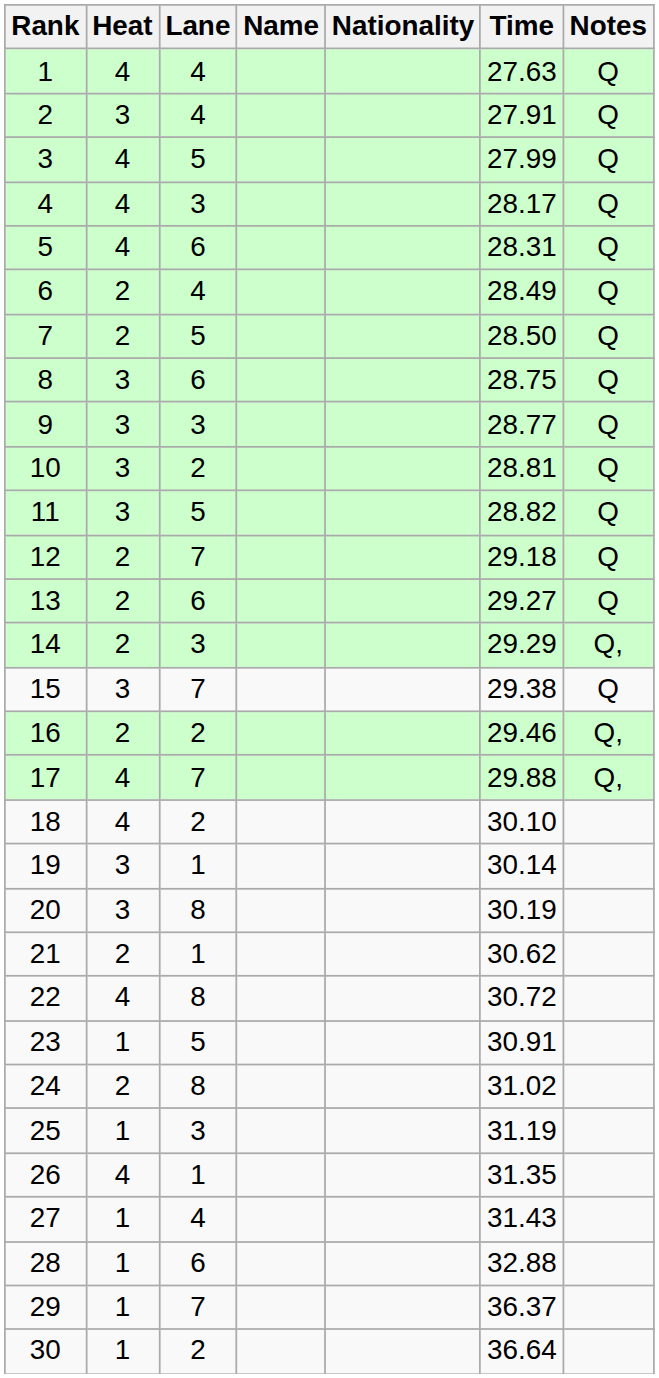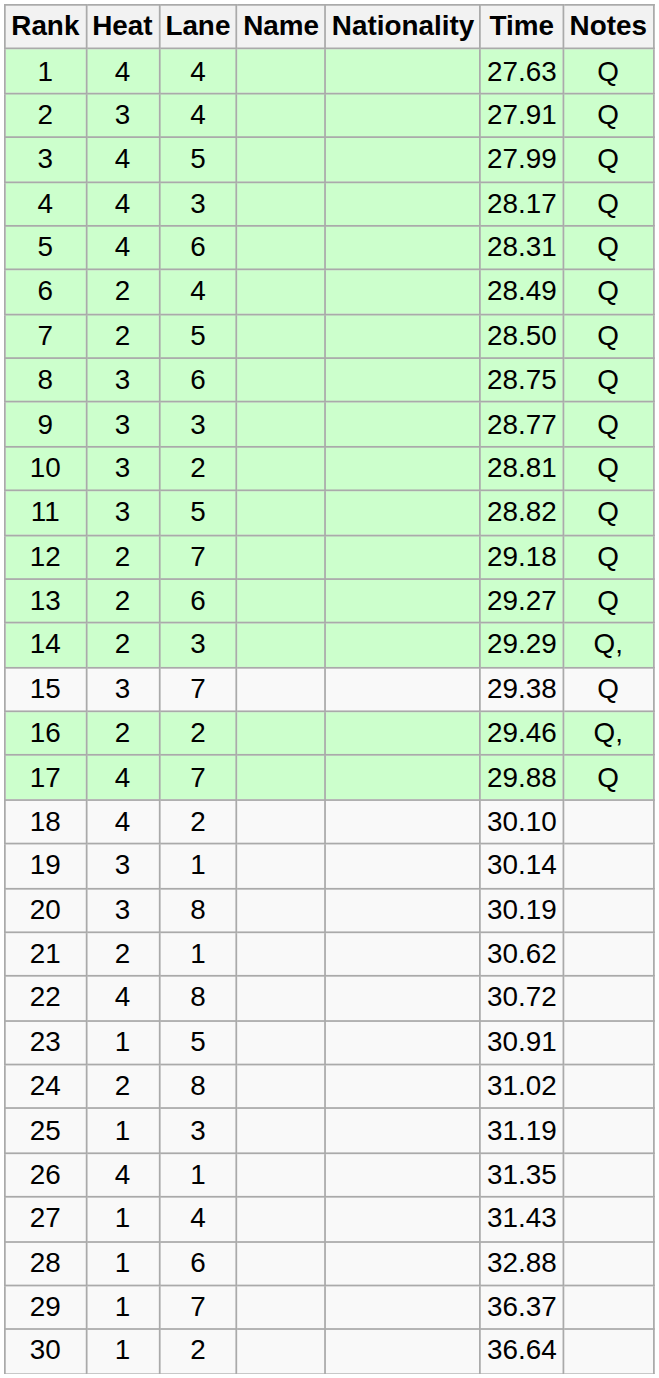(608, 777) Q, -> (608, 777) Q
